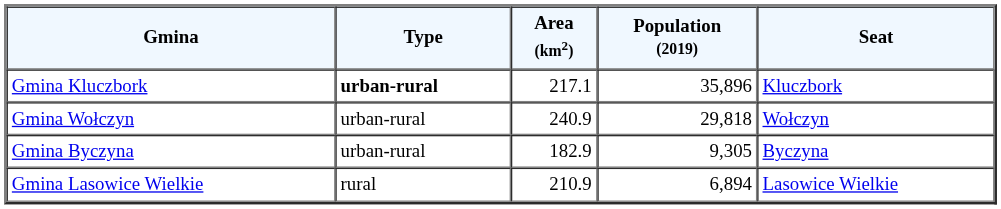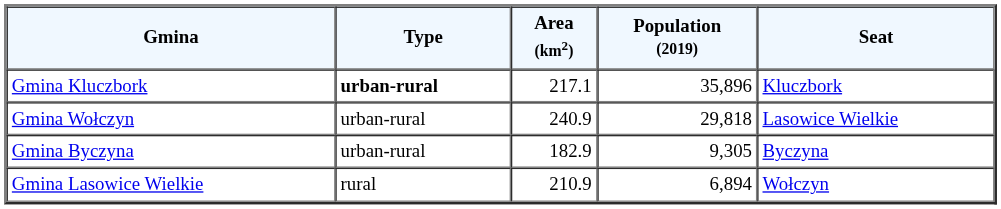(796, 118) Wołczyn -> (830, 118) Lasowice Wielkie
(830, 184) Lasowice Wielkie -> (796, 184) Wołczyn
